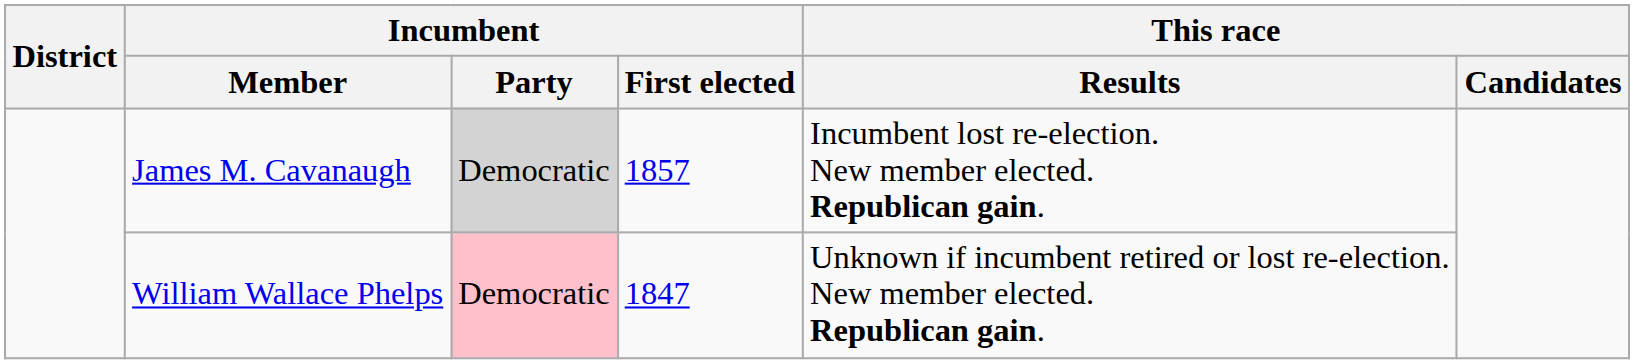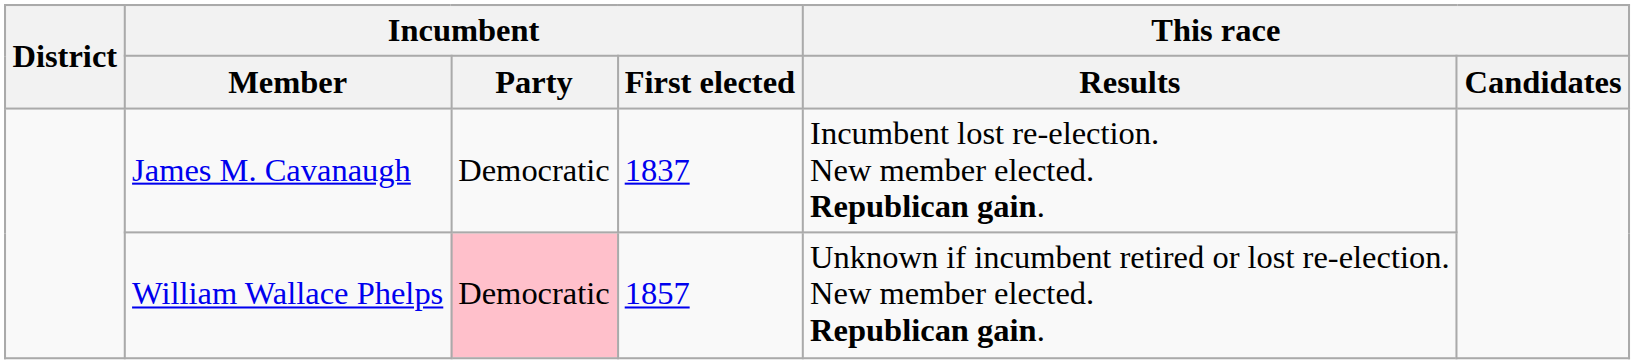(534, 169) lightgrey background -> (534, 169) no background
(657, 169) 1857 -> (657, 169) 1837
(657, 294) 1847 -> (657, 294) 1857
